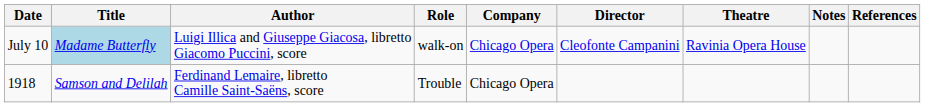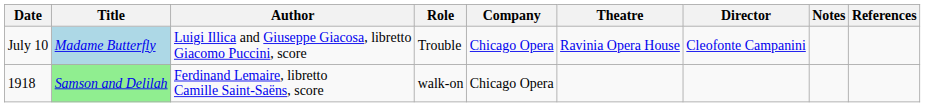columns swapped: (746, 15) <-> (620, 15)
(441, 45) walk-on -> (440, 45) Trouble
(111, 83) no background -> (111, 83) lightgreen background
(440, 83) Trouble -> (441, 83) walk-on
